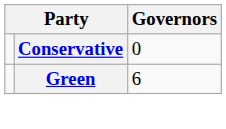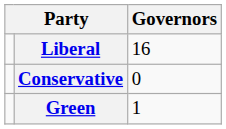+ row: (71, 49)
(136, 78) 6 -> (136, 108) 1
